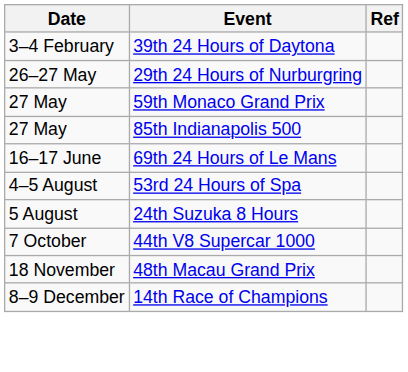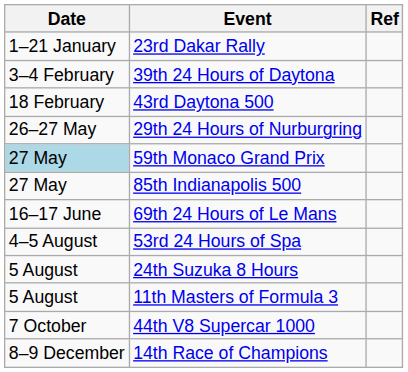+ row: (199, 46)
+ row: (203, 102)
(38, 102) no background -> (38, 158) lightblue background
+ row: (236, 297)
- row: (224, 269)
